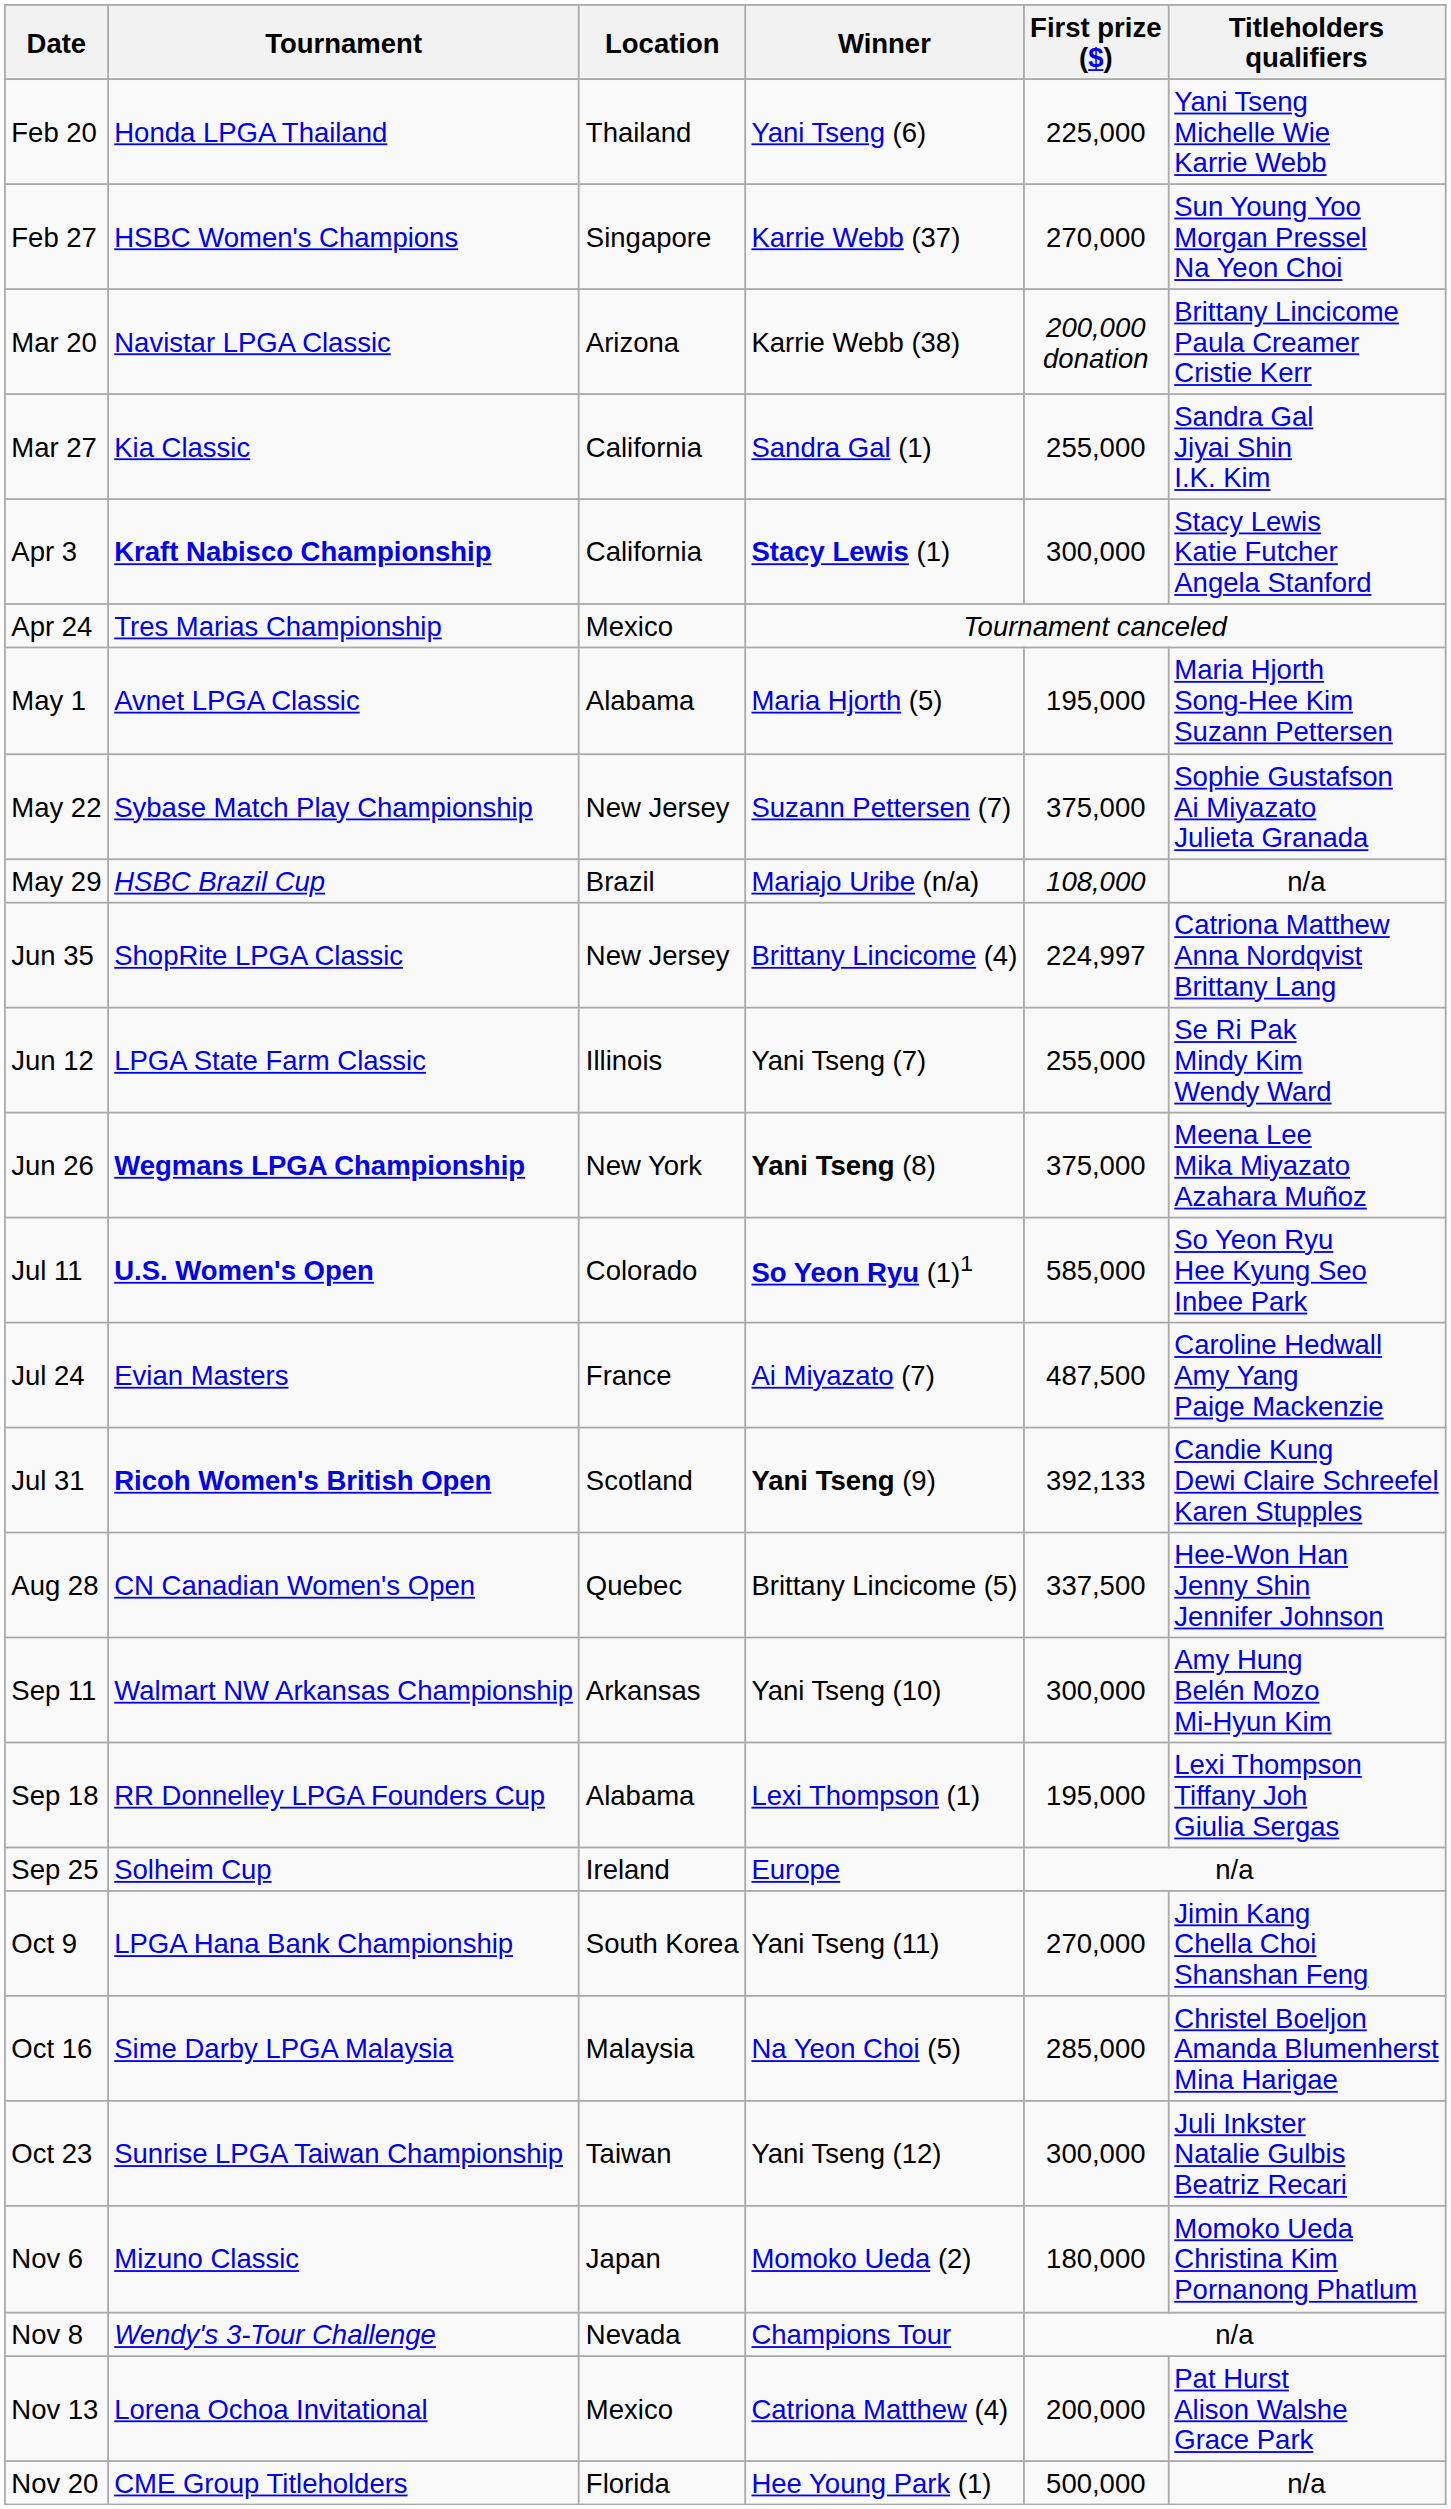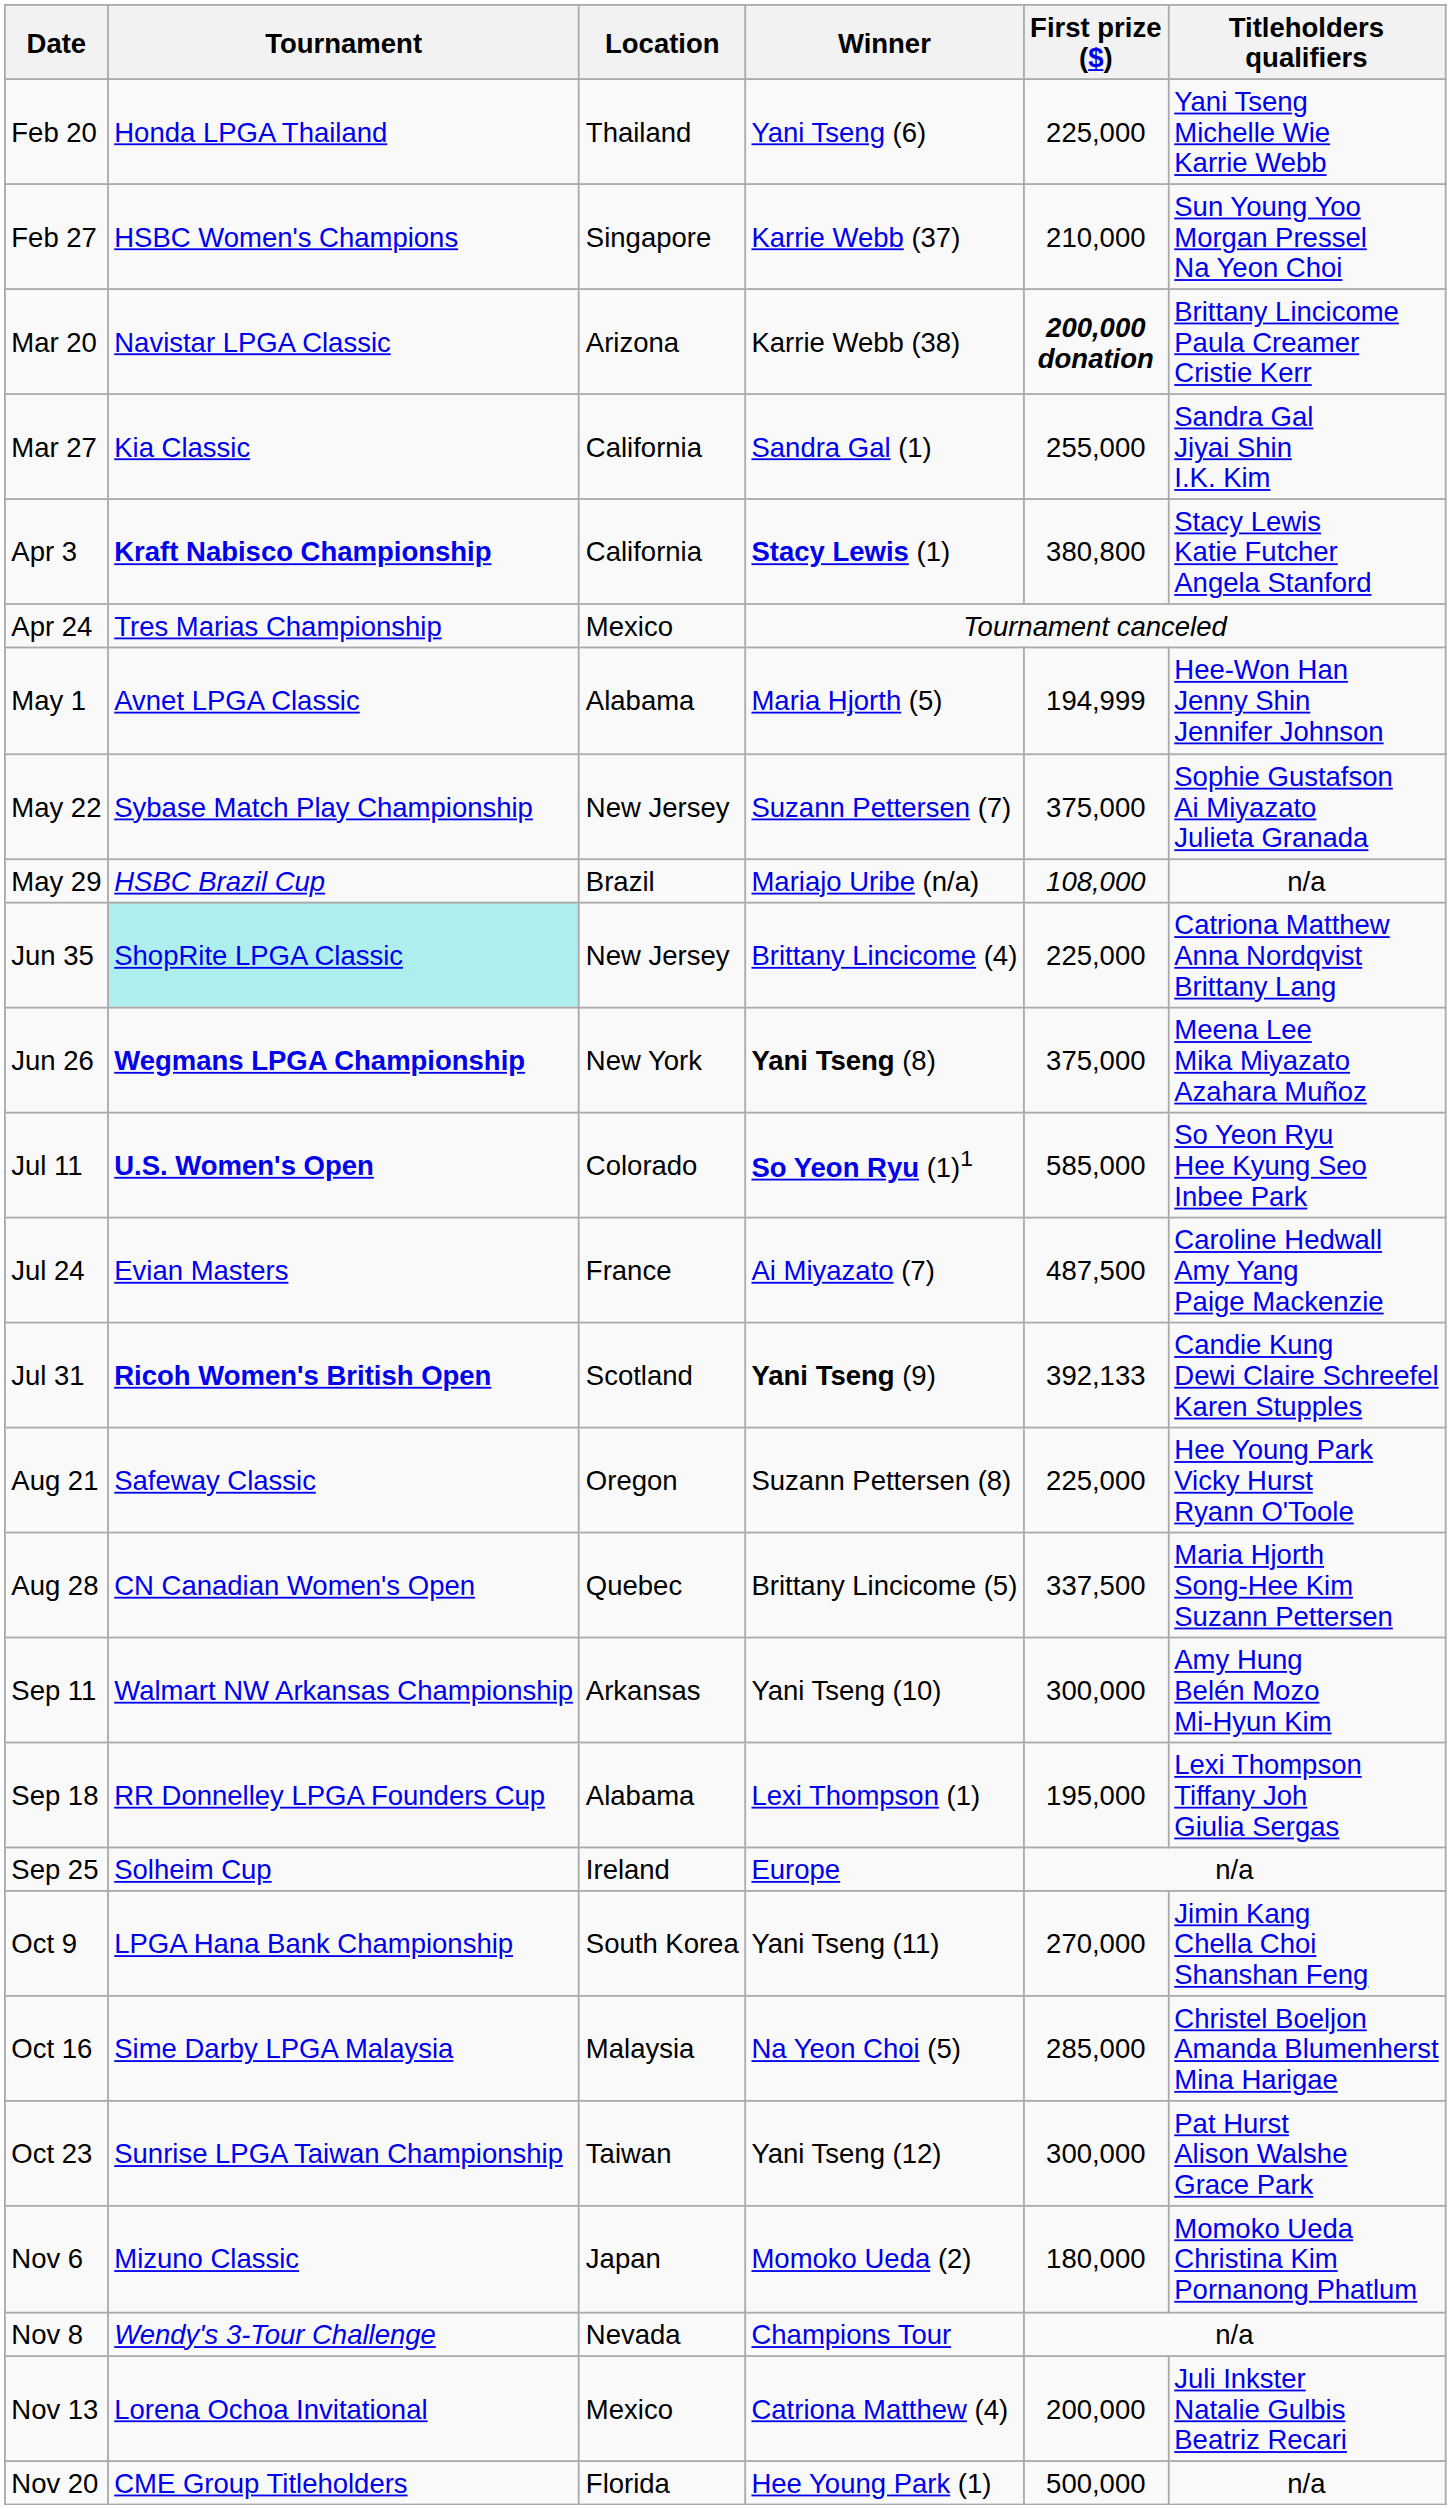(1096, 237) 270,000 -> (1096, 237) 210,000
(1096, 342) normal -> (1096, 342) bold
(1096, 552) 300,000 -> (1096, 552) 380,800
(1096, 701) 195,000 -> (1096, 701) 194,999
(1284, 701) Maria Hjorth Song-Hee Kim Suzann Pettersen -> (1279, 701) Hee-Won Han Jenny Shin Jennifer Johnson
(259, 955) no background -> (259, 955) paleturquoise background
(1096, 955) 224,997 -> (1096, 955) 225,000
- row: (53, 1060)
+ row: (55, 1480)
(1279, 1585) Hee-Won Han Jenny Shin Jennifer Johnson -> (1284, 1585) Maria Hjorth Song-Hee Kim Suzann Pettersen
(1261, 2154) Juli Inkster Natalie Gulbis Beatriz Recari -> (1261, 2154) Pat Hurst Alison Walshe Grace Park
(1261, 2408) Pat Hurst Alison Walshe Grace Park -> (1261, 2408) Juli Inkster Natalie Gulbis Beatriz Recari
